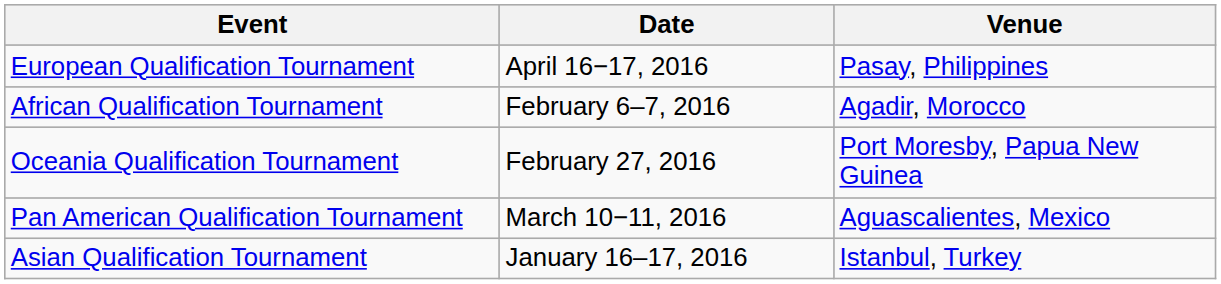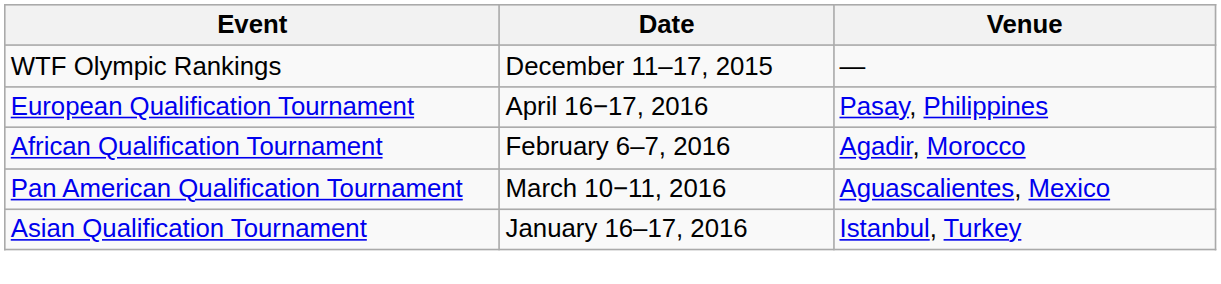+ row: (146, 65)
- row: (205, 161)
